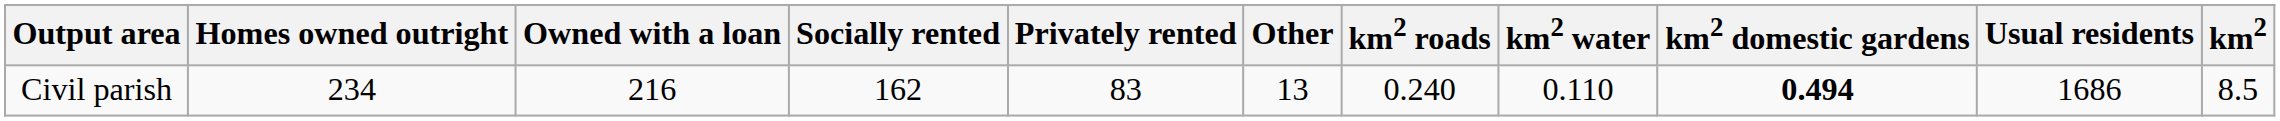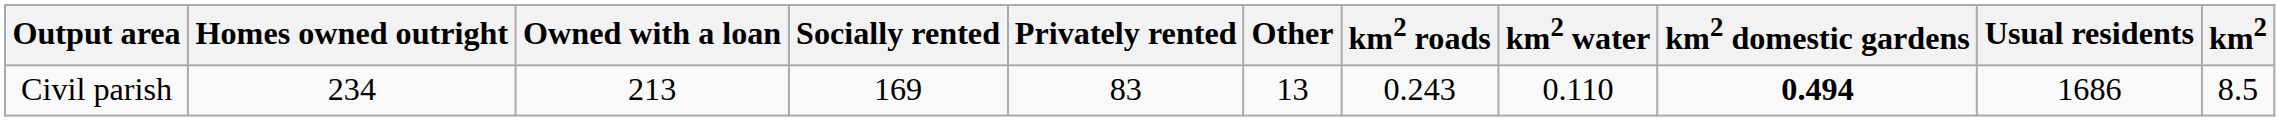(652, 89) 216 -> (652, 89) 213
(898, 89) 162 -> (898, 89) 169
(1420, 89) 0.240 -> (1420, 89) 0.243
